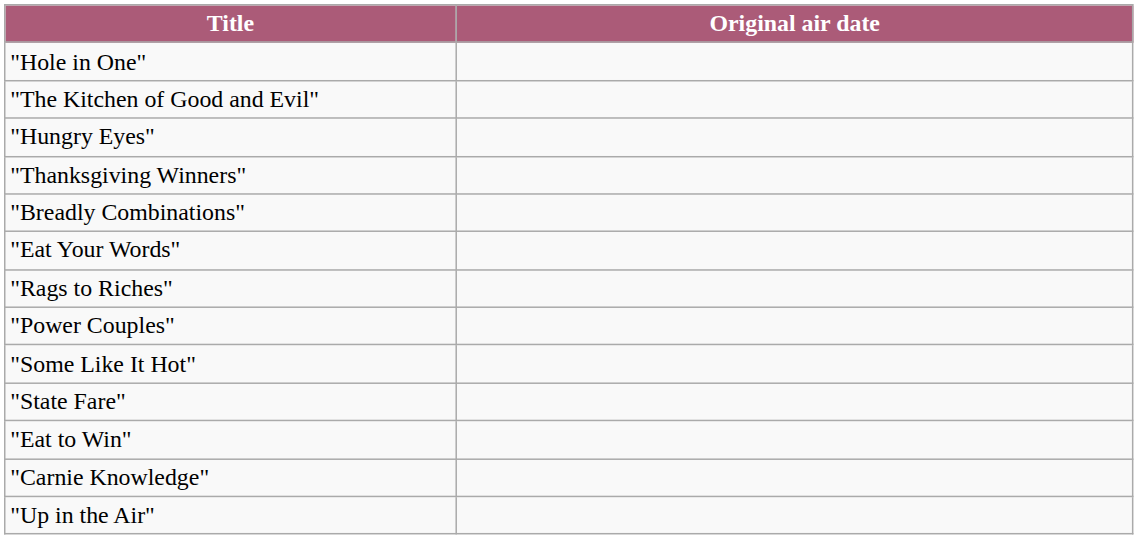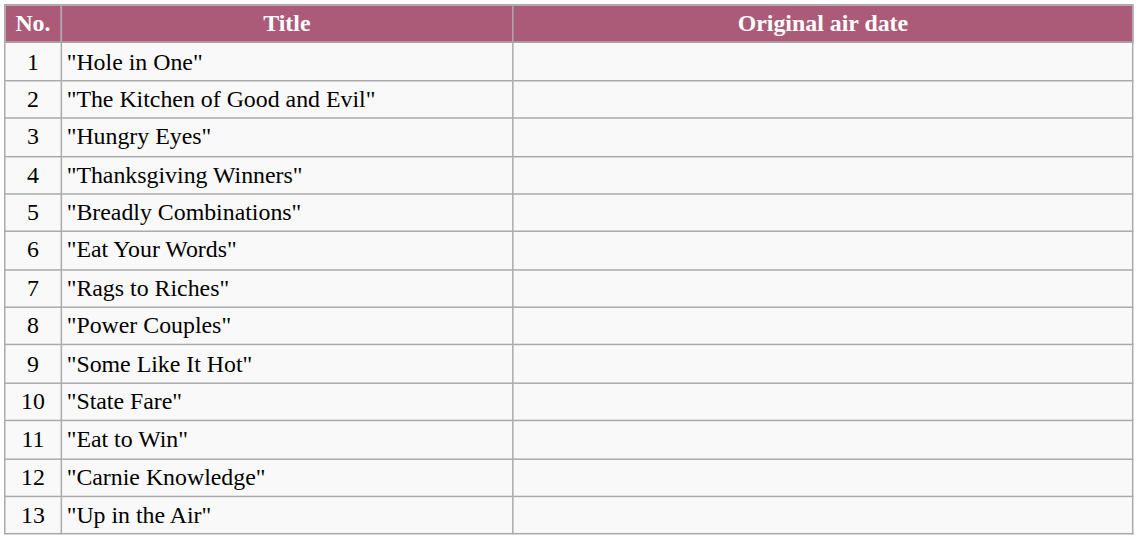+ column: (33, 23)
